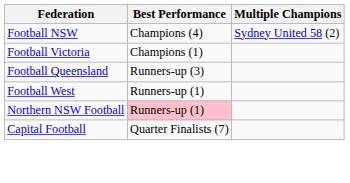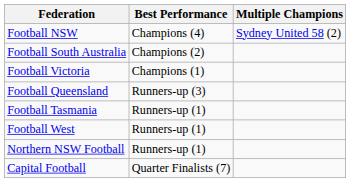+ row: (67, 52)
+ row: (52, 110)
(167, 110) pink background -> (169, 149) no background
